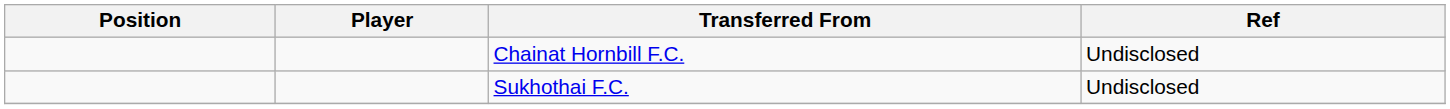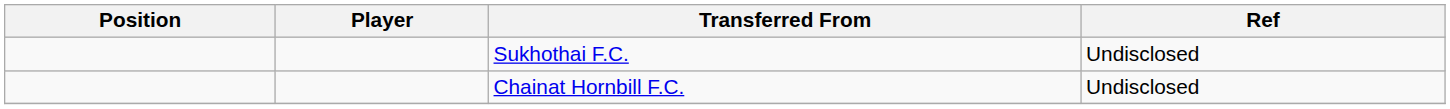rows swapped: (561, 86) <-> (589, 53)
